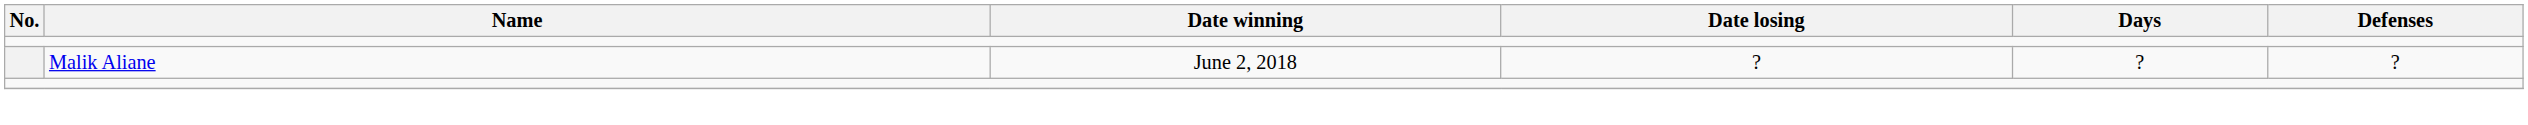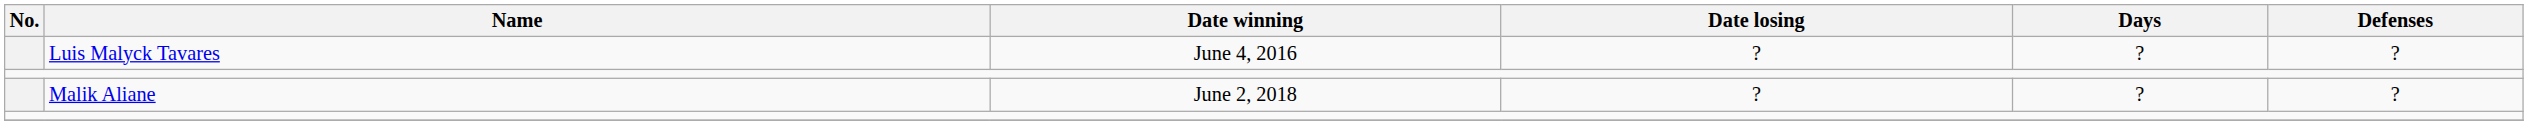+ row: (134, 52)
